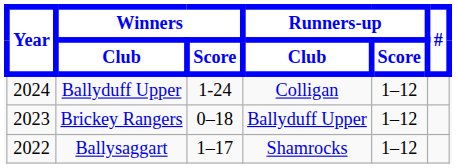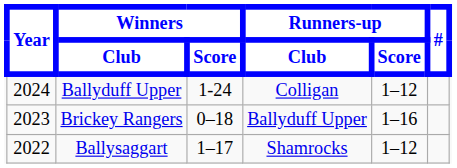(399, 119) 1–12 -> (399, 119) 1–16
